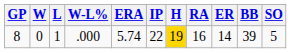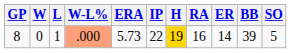(88, 36) no background -> (88, 36) lightsalmon background
(129, 36) 5.74 -> (129, 36) 5.73
